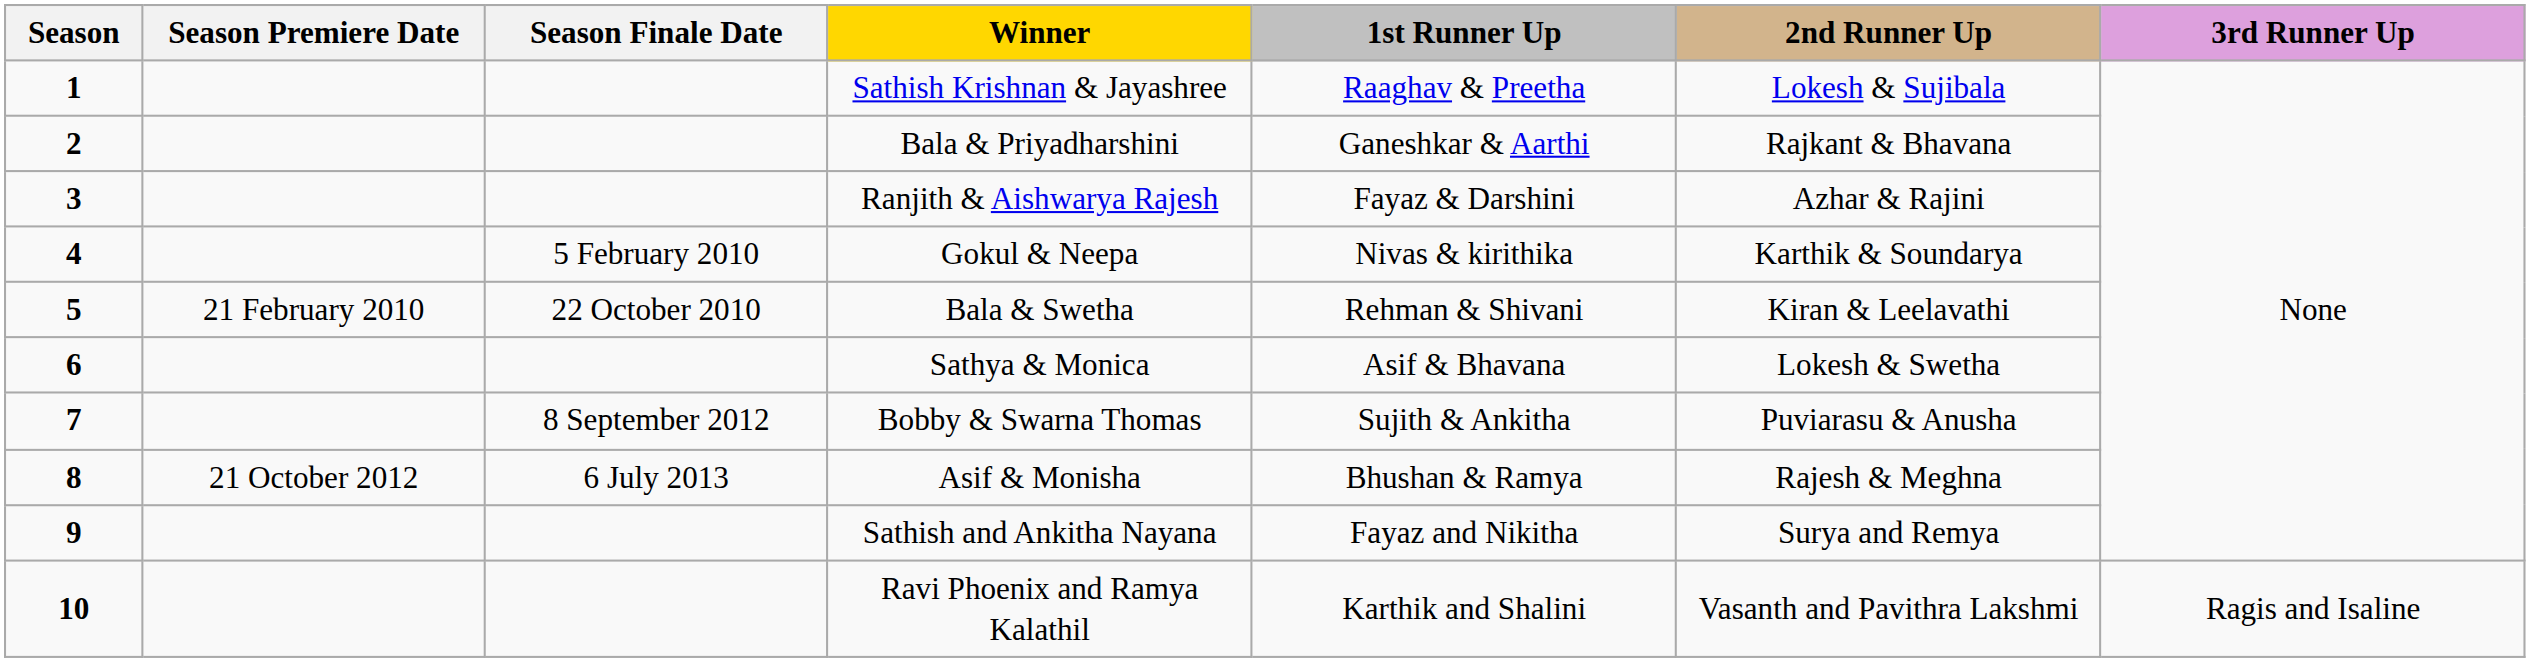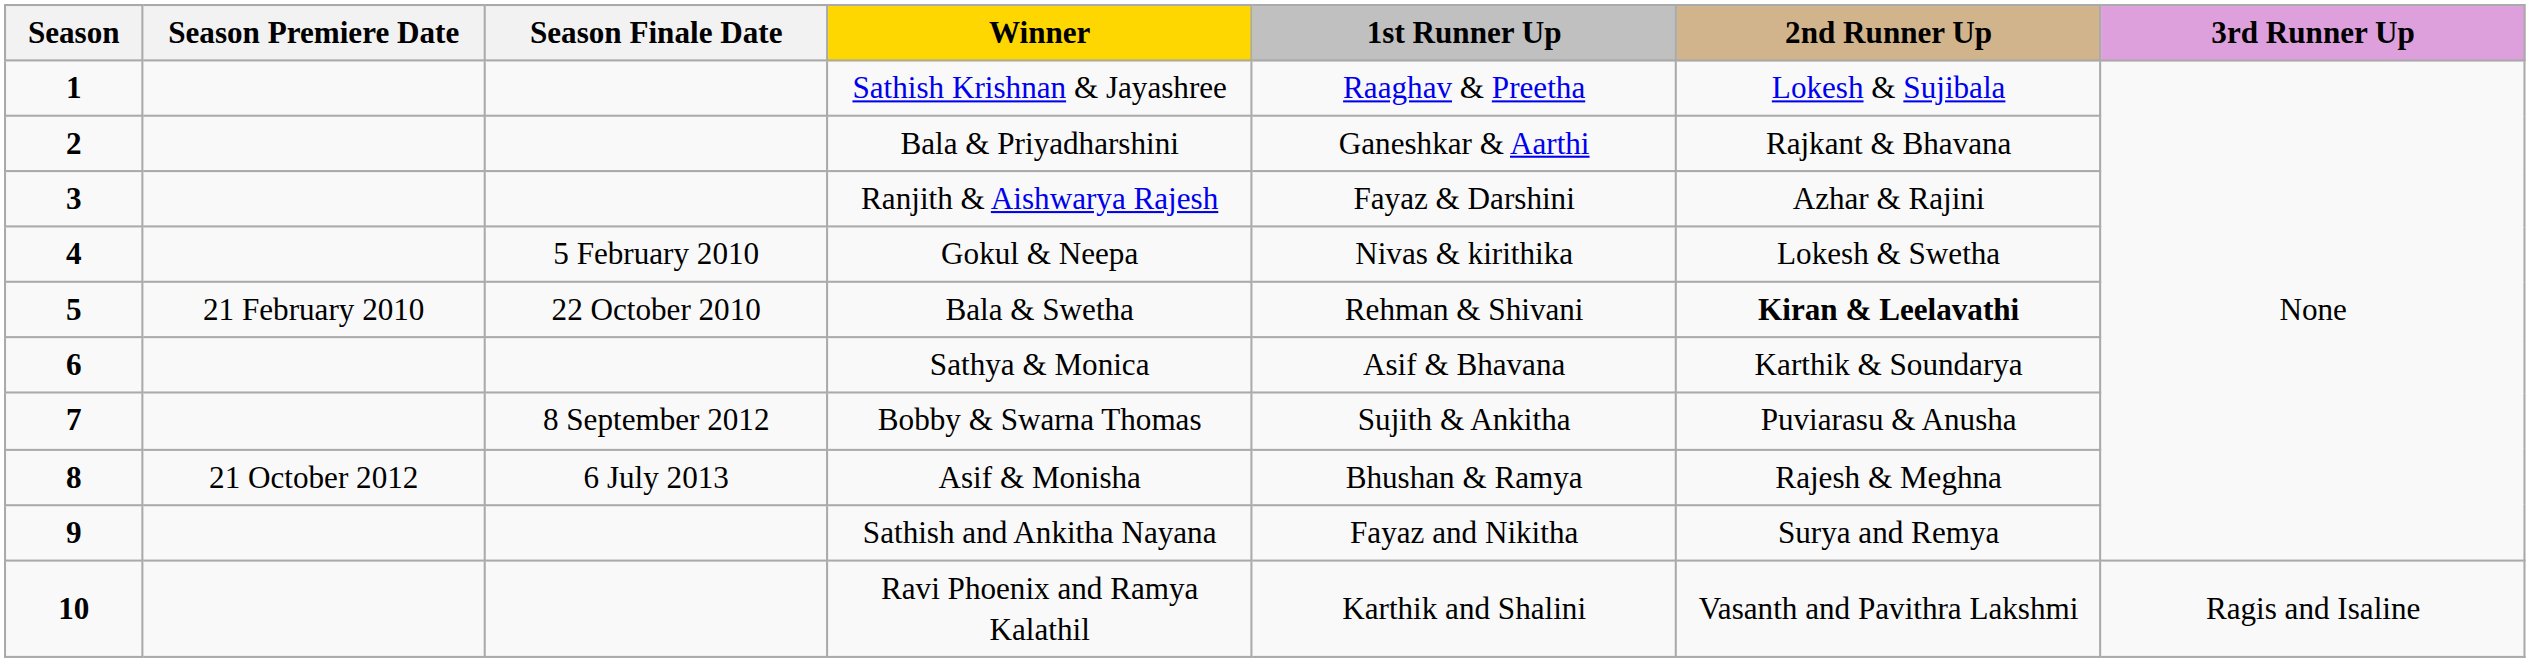(1889, 254) Karthik & Soundarya -> (1889, 254) Lokesh & Swetha
(1889, 309) normal -> (1889, 309) bold
(1889, 365) Lokesh & Swetha -> (1889, 365) Karthik & Soundarya
